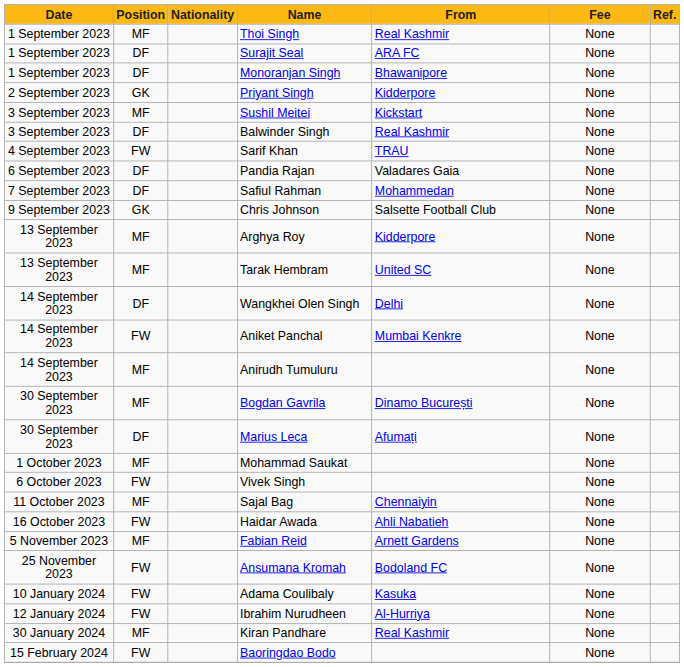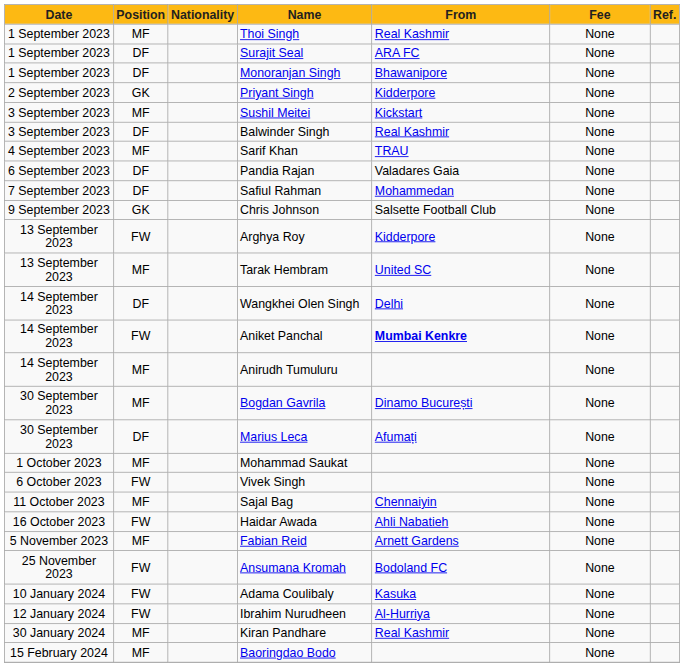(141, 152) FW -> (141, 152) MF
(141, 237) MF -> (141, 237) FW
(418, 337) normal -> (421, 337) bold
(141, 653) FW -> (141, 653) MF
